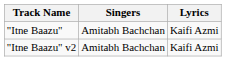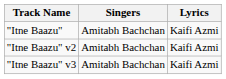+ row: (42, 64)
